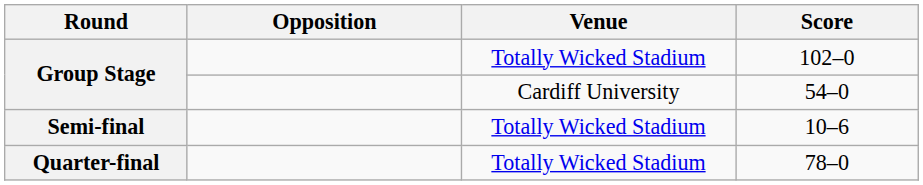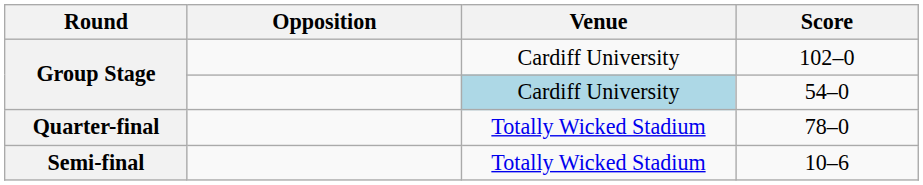(598, 57) Totally Wicked Stadium -> (598, 57) Cardiff University
(598, 92) no background -> (598, 92) lightblue background
rows swapped: (827, 162) <-> (827, 127)
